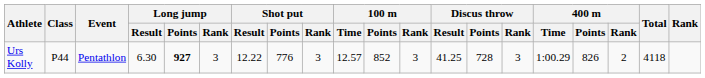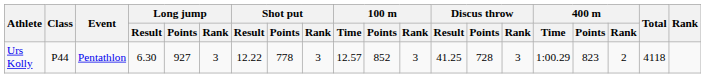(182, 57) bold -> (182, 57) normal
(285, 57) 776 -> (285, 57) 778
(590, 57) 826 -> (590, 57) 823
